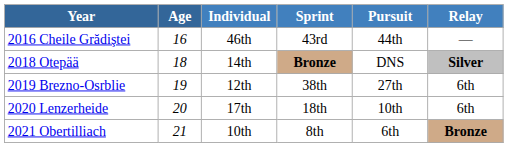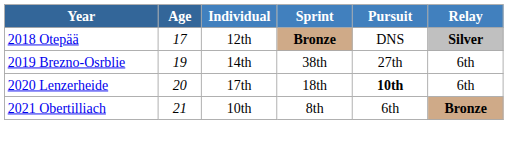- row: (69, 39)
(180, 62) 18 -> (180, 39) 17
(239, 62) 14th -> (239, 39) 12th
(239, 85) 12th -> (239, 62) 14th
(390, 108) normal -> (390, 85) bold
